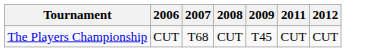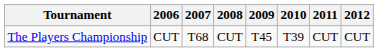+ column: (293, 15)
